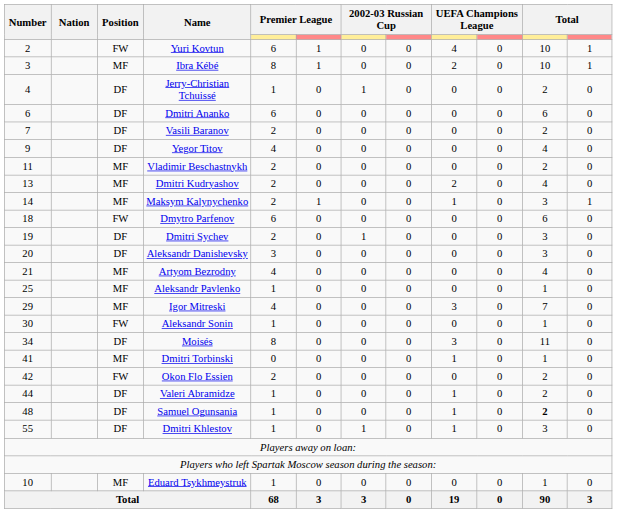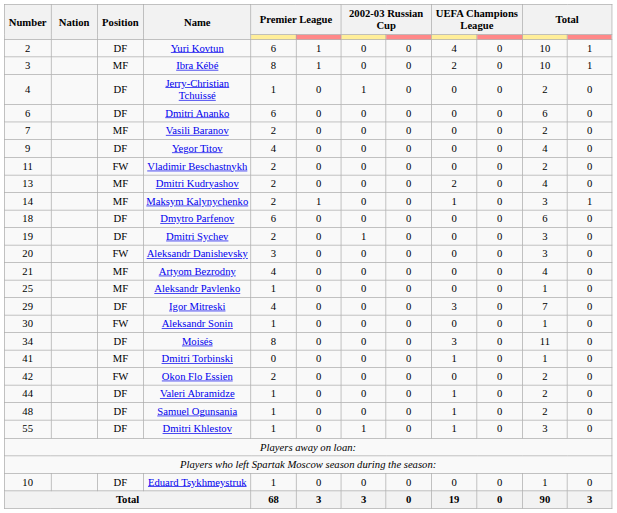(120, 48) FW -> (120, 48) DF
(120, 131) DF -> (120, 131) MF
(120, 166) MF -> (120, 166) FW
(120, 219) FW -> (120, 219) DF
(120, 254) DF -> (120, 254) FW
(120, 306) MF -> (120, 306) DF
(545, 412) bold -> (545, 412) normal
(120, 482) MF -> (120, 482) DF
